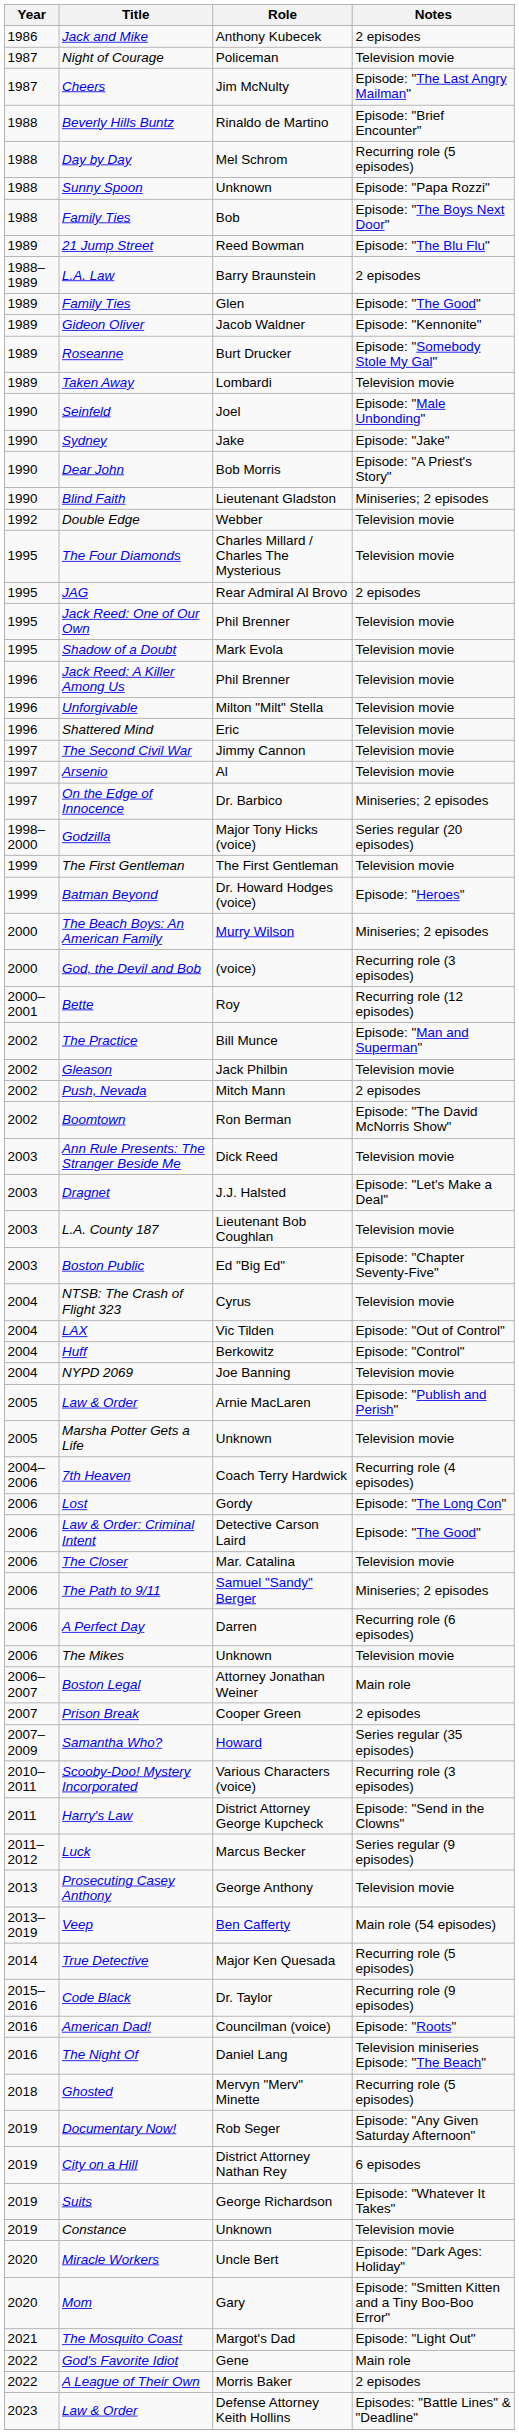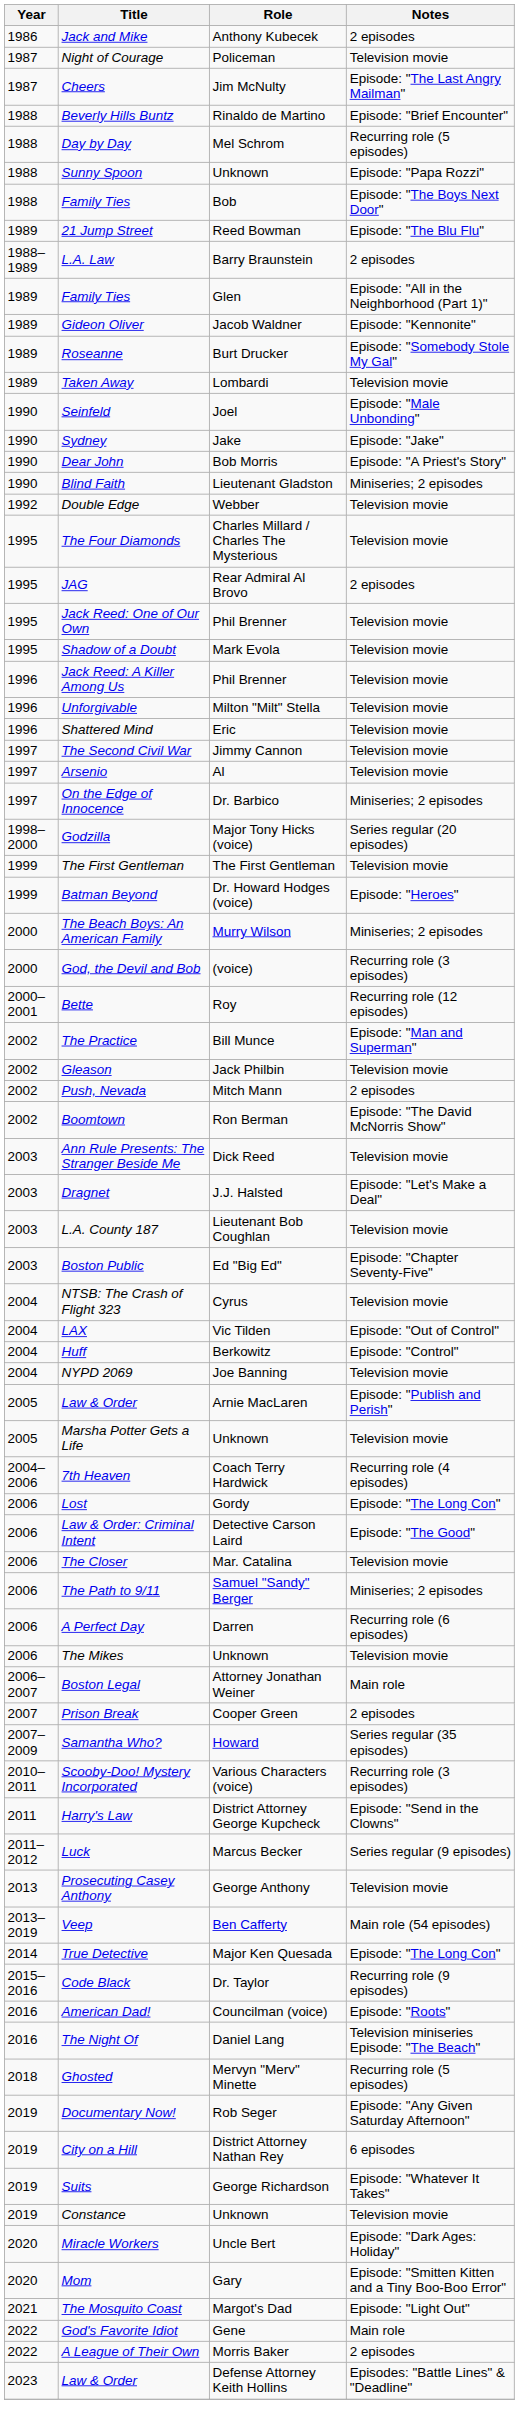(418, 303) Episode: "The Good" -> (419, 296) Episode: "All in the Neighborhood (Part 1)"
(406, 1961) Recurring role (5 episodes) -> (425, 1953) Episode: "The Long Con"
